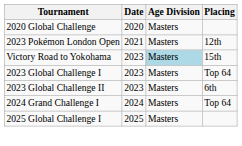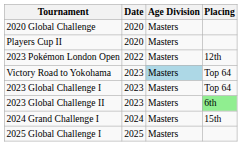+ row: (34, 42)
(134, 42) 2021 -> (134, 57) 2022
(213, 57) 15th -> (218, 73) Top 64
(210, 88) no background -> (210, 103) lightgreen background
(218, 103) Top 64 -> (213, 118) 15th
